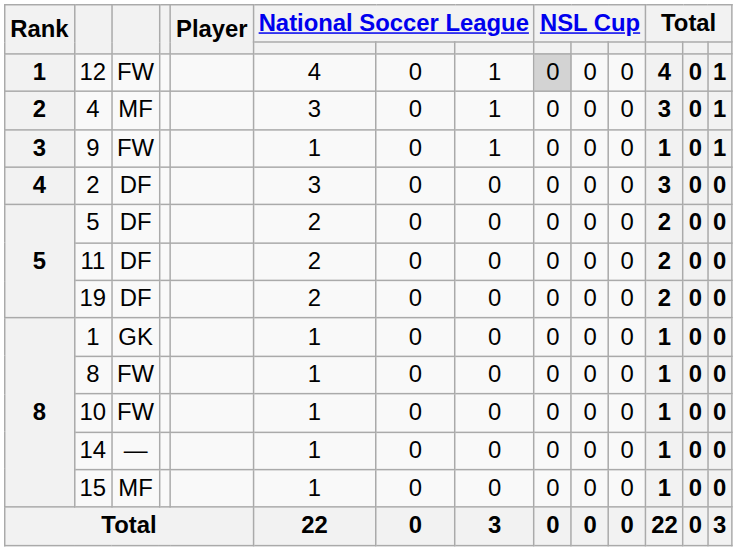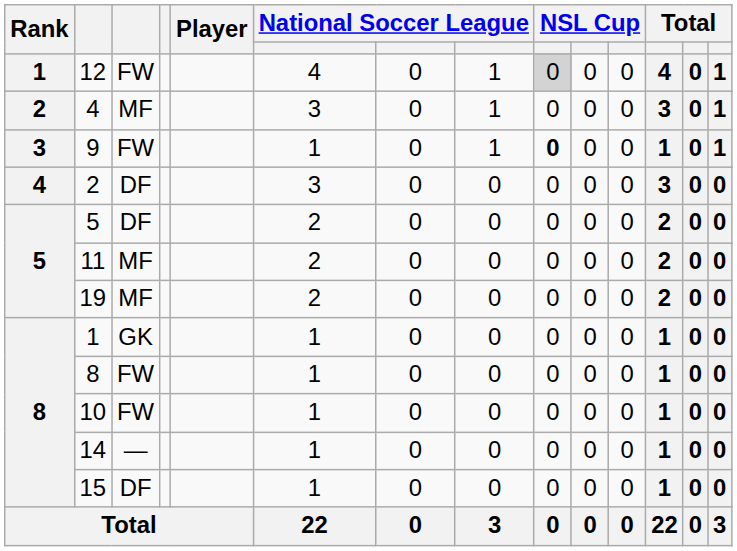(553, 147) normal -> (553, 147) bold
(136, 261) DF -> (136, 261) MF
(136, 299) DF -> (136, 299) MF
(136, 488) MF -> (136, 488) DF
